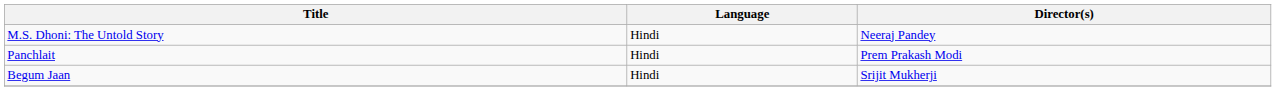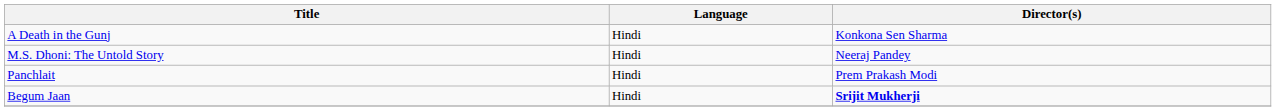+ row: (59, 34)
(899, 75) normal -> (878, 95) bold
